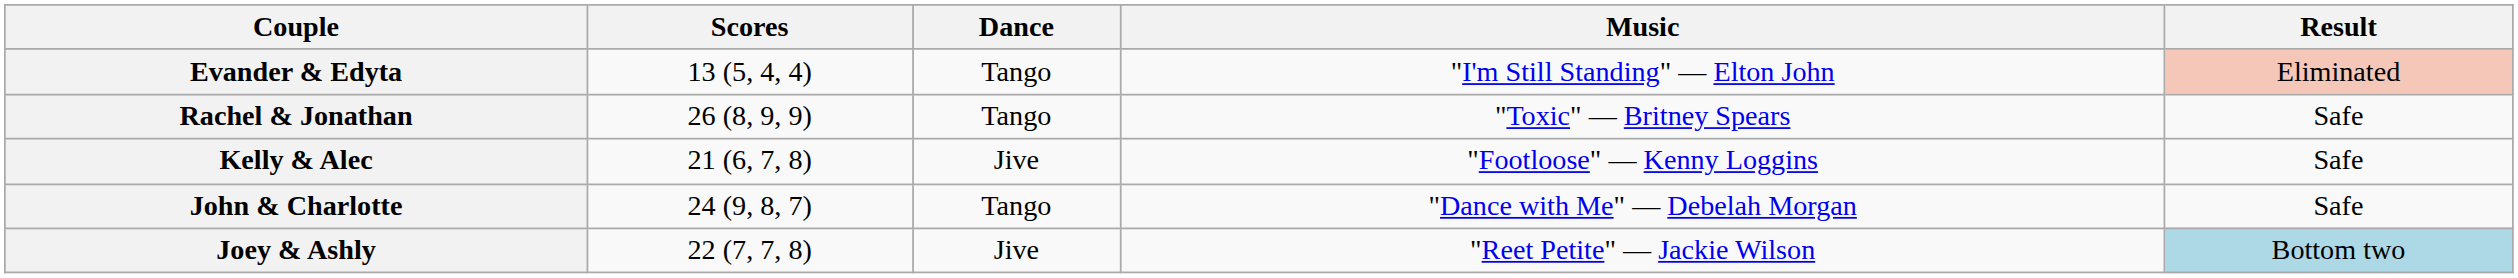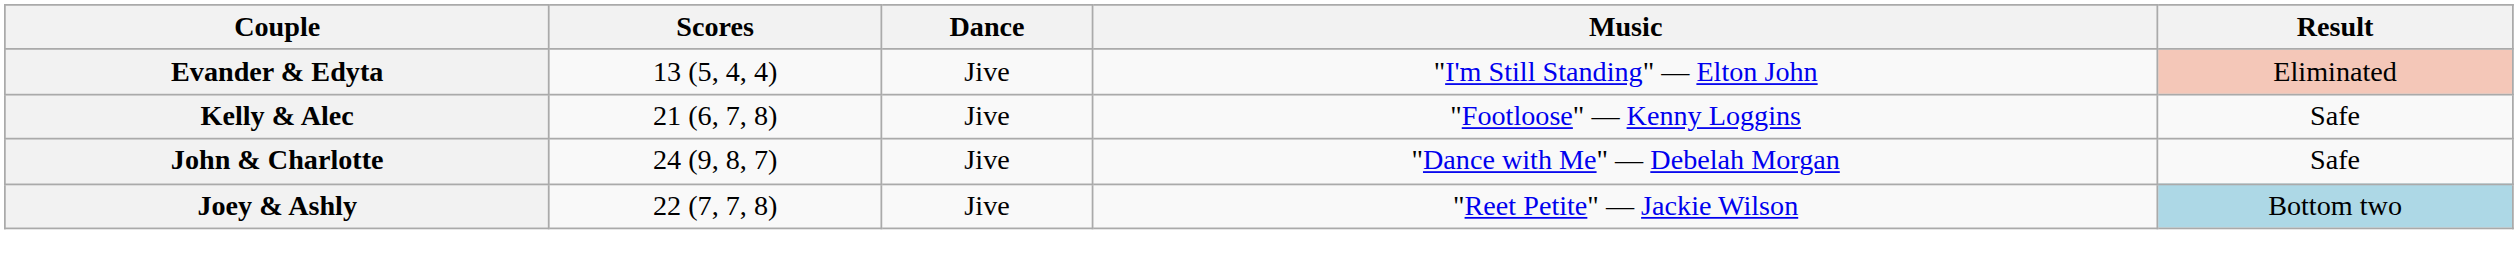(1016, 71) Tango -> (987, 71) Jive
- row: (296, 116)
(1016, 205) Tango -> (987, 160) Jive
